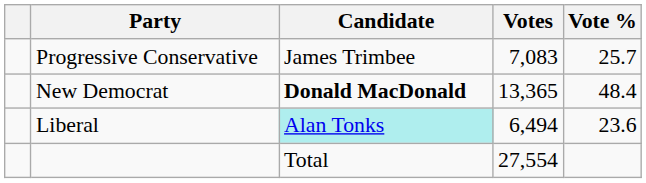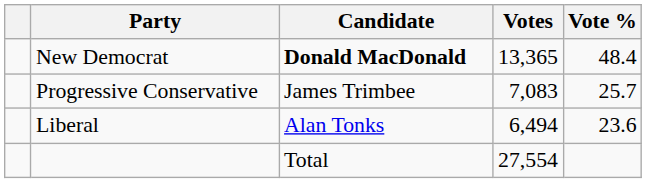rows swapped: (102, 90) <-> (147, 56)
(334, 125) paleturquoise background -> (334, 125) no background
